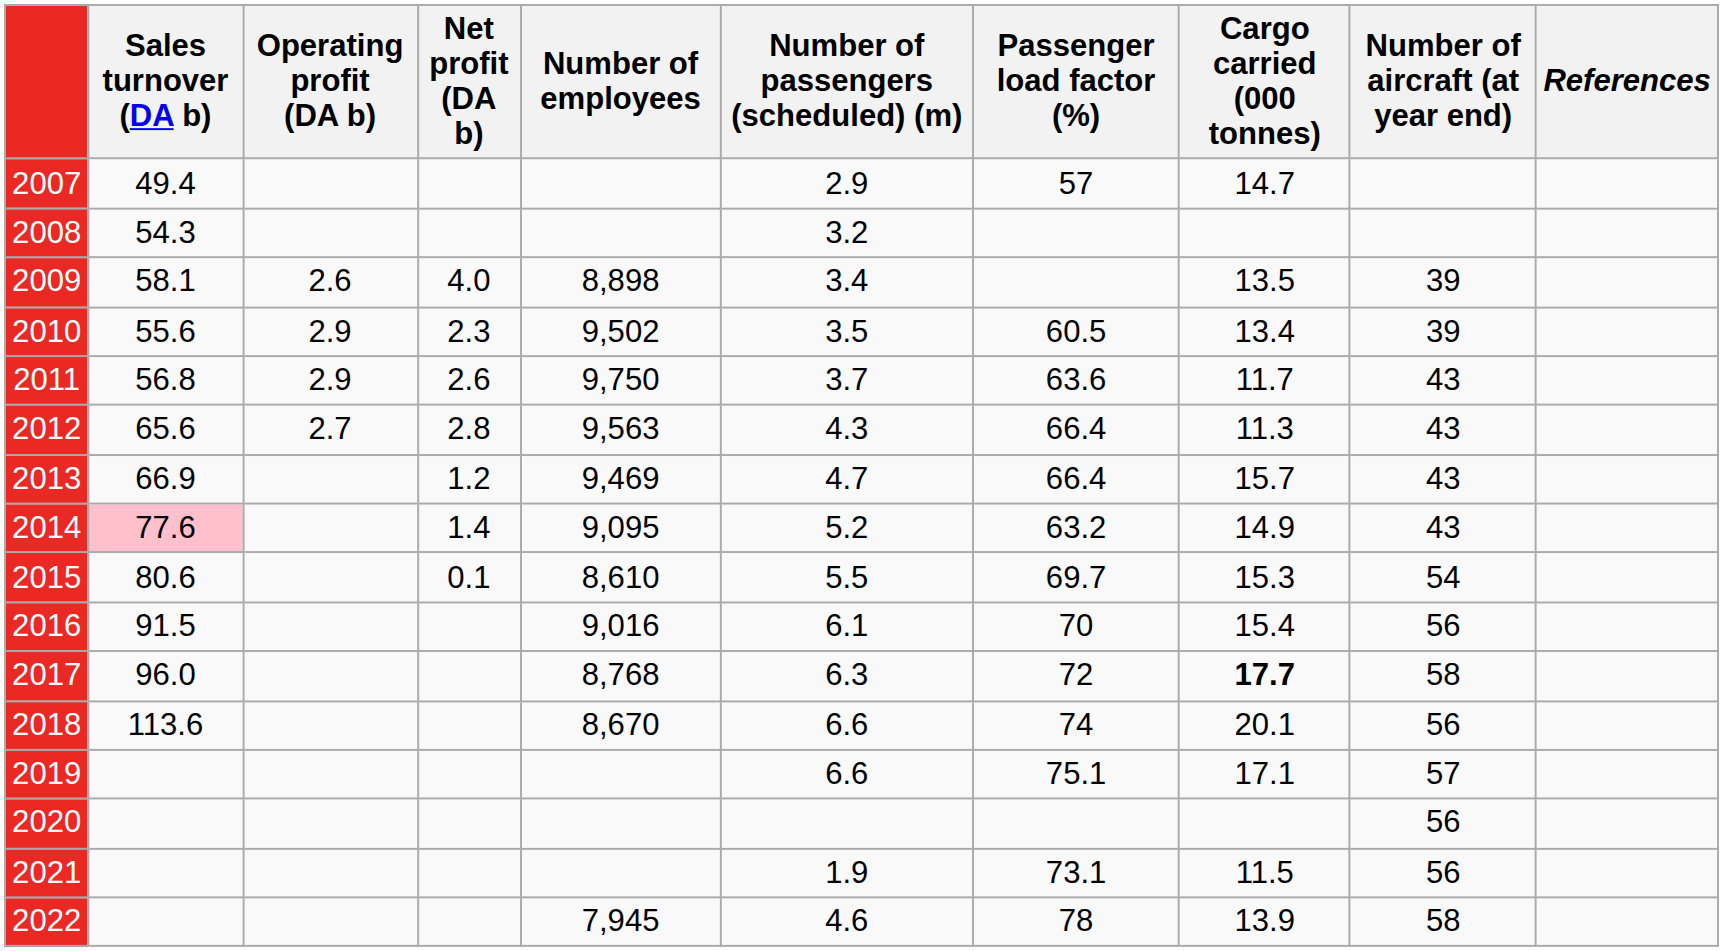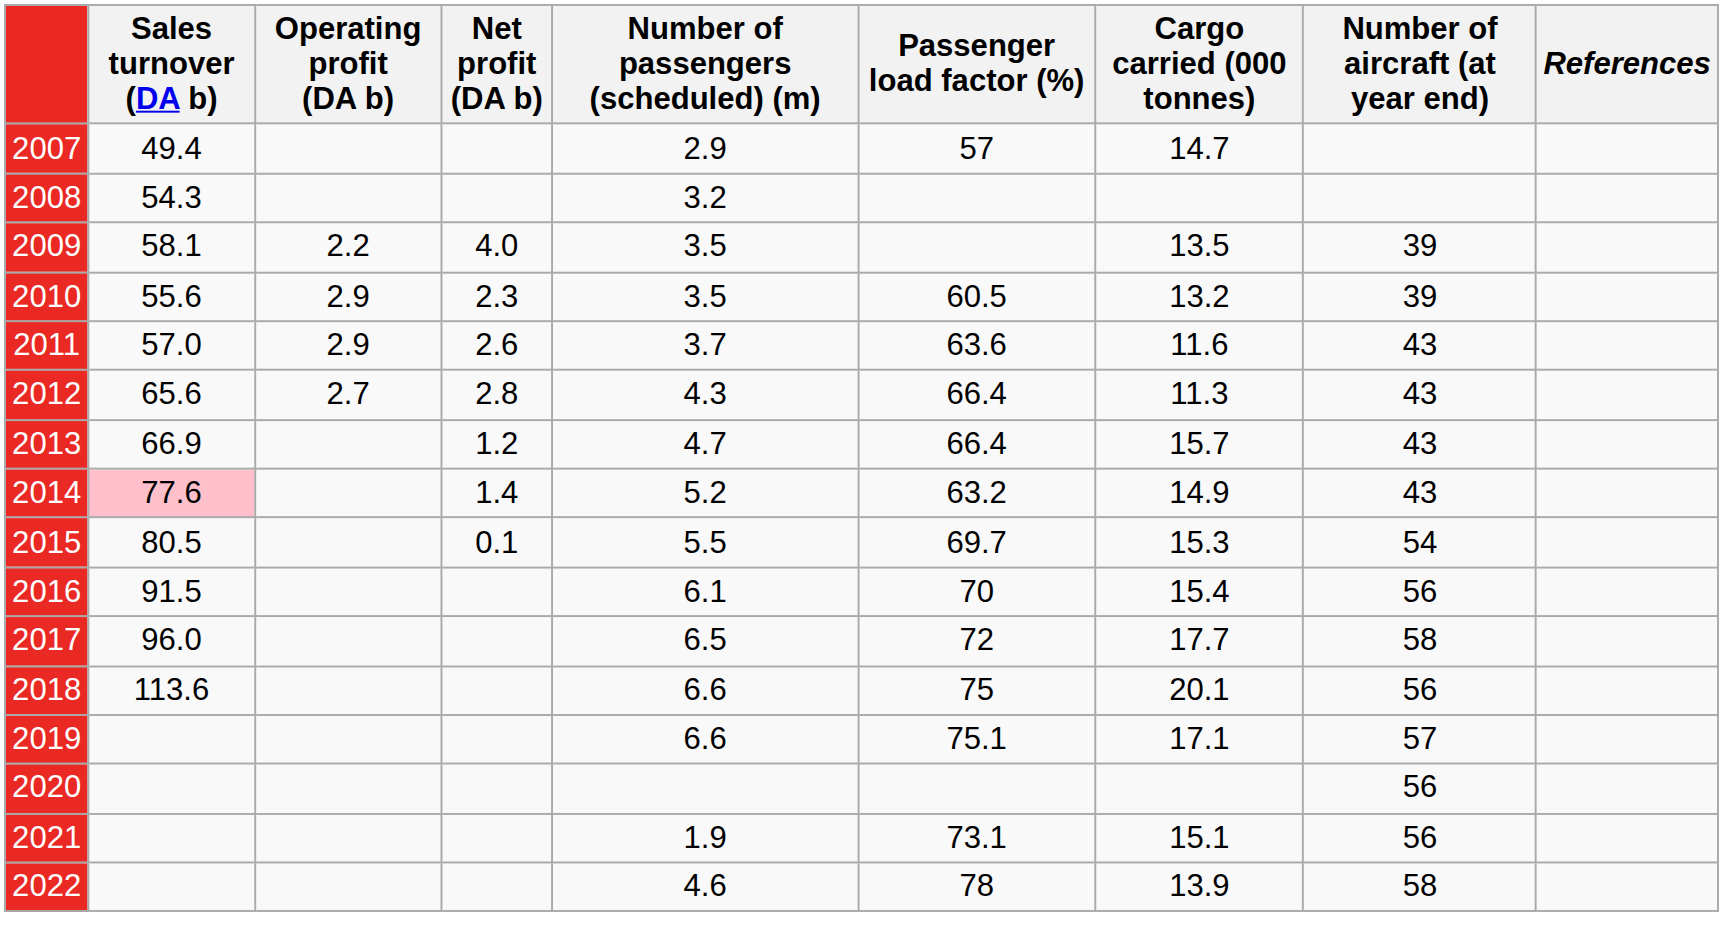- column: (621, 81)
(330, 281) 2.6 -> (348, 246) 2.2
(847, 281) 3.4 -> (705, 246) 3.5
(1265, 330) 13.4 -> (1199, 295) 13.2
(165, 380) 56.8 -> (172, 345) 57.0
(1265, 380) 11.7 -> (1199, 345) 11.6
(165, 576) 80.6 -> (172, 542) 80.5
(847, 675) 6.3 -> (705, 640) 6.5
(1265, 675) bold -> (1199, 640) normal
(1076, 724) 74 -> (977, 689) 75
(1265, 872) 11.5 -> (1199, 837) 15.1
